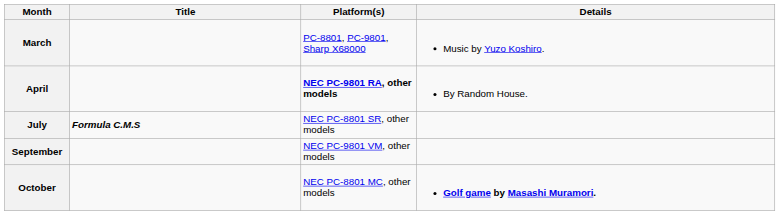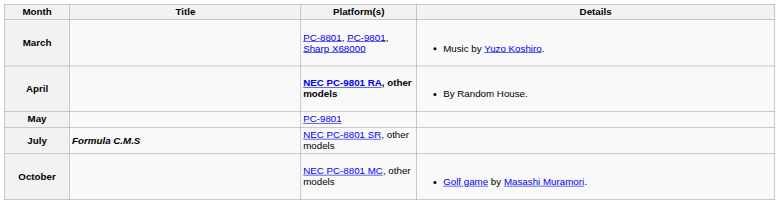+ row: (37, 119)
- row: (37, 151)
(596, 193) bold -> (596, 182) normal
